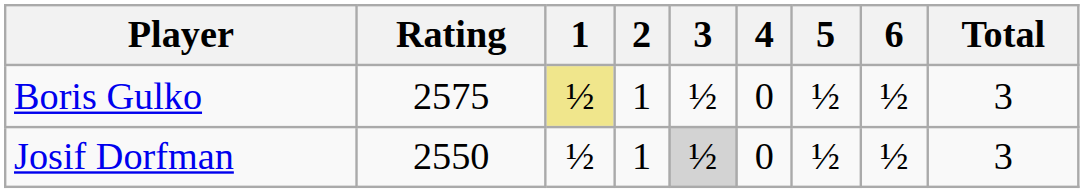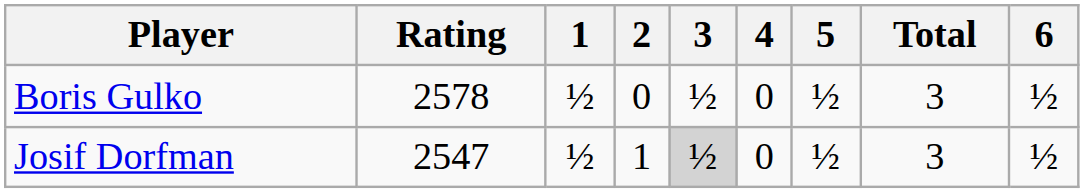columns swapped: (894, 34) <-> (1003, 34)
(451, 95) 2575 -> (451, 95) 2578
(580, 95) khaki background -> (580, 95) no background
(641, 95) 1 -> (641, 95) 0
(451, 156) 2550 -> (451, 156) 2547
